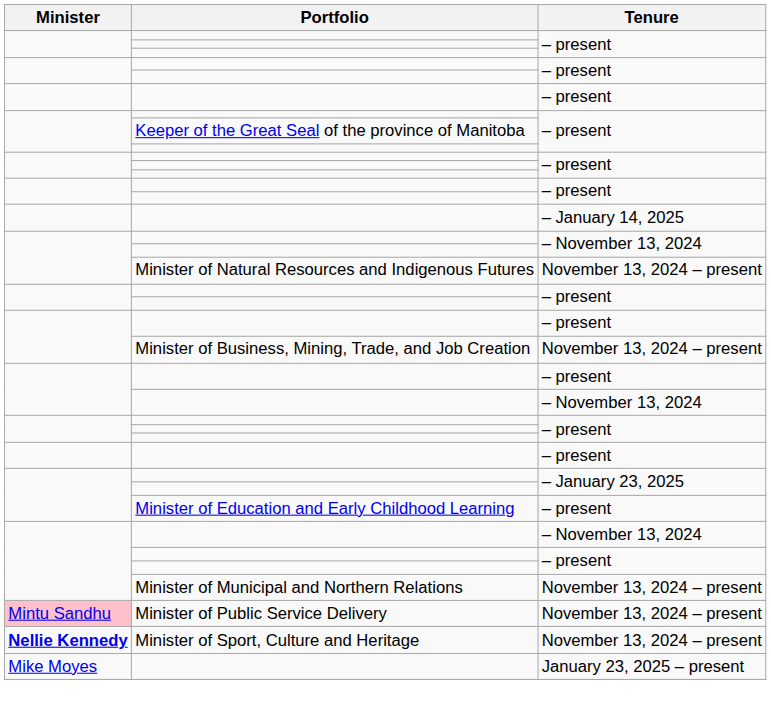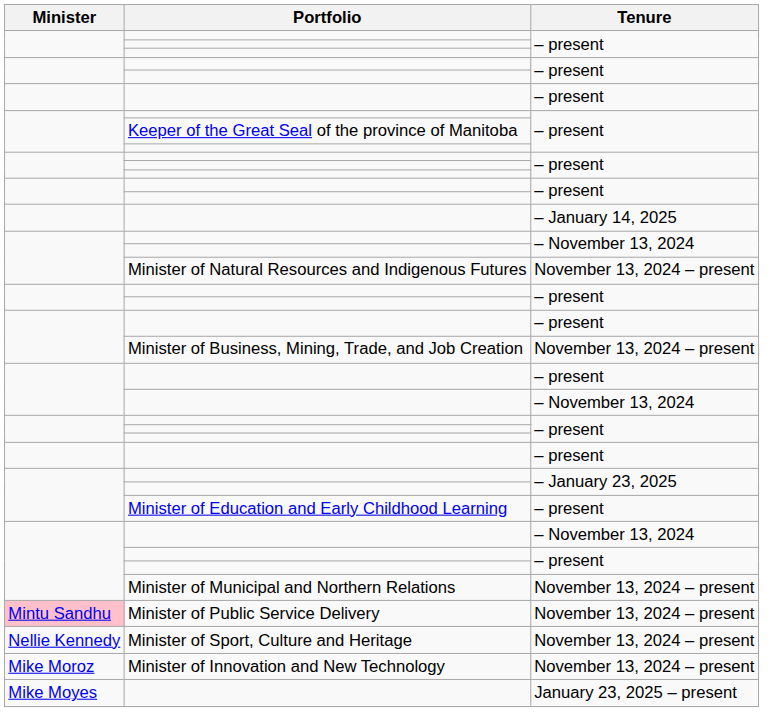(68, 640) bold -> (64, 640) normal
+ row: (286, 666)
